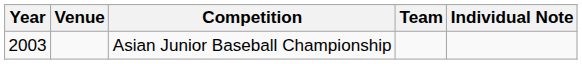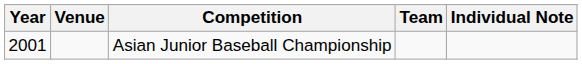(28, 45) 2003 -> (28, 45) 2001
